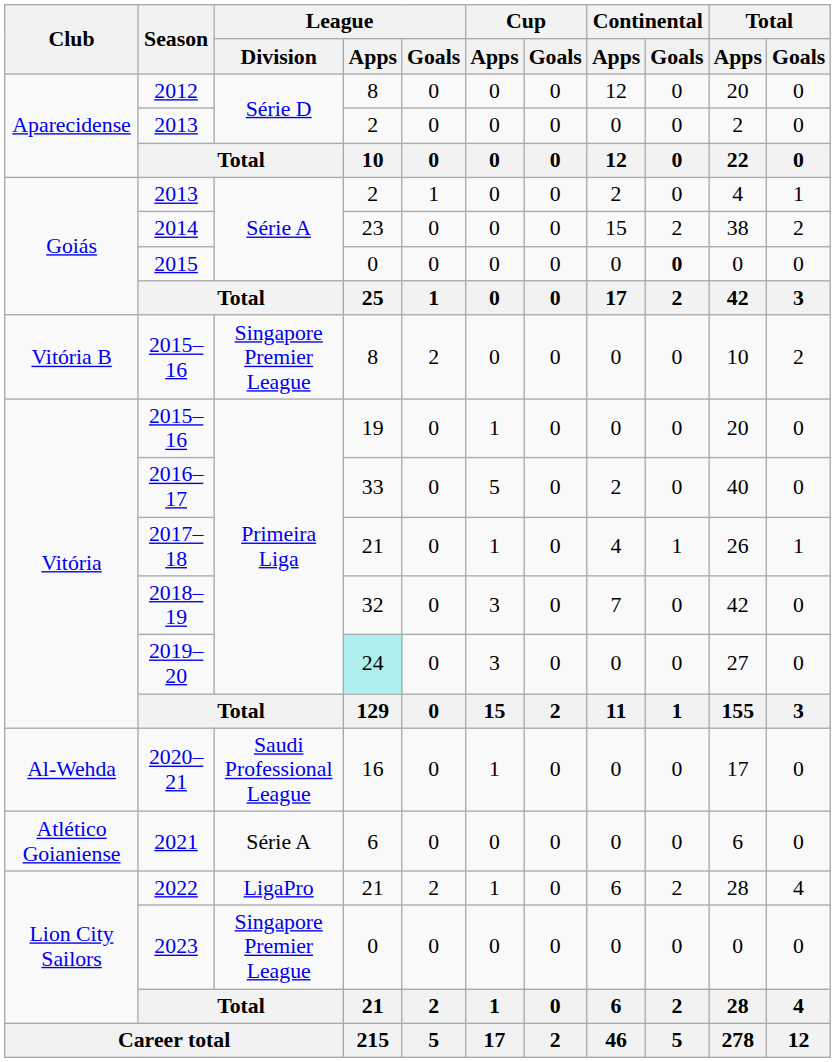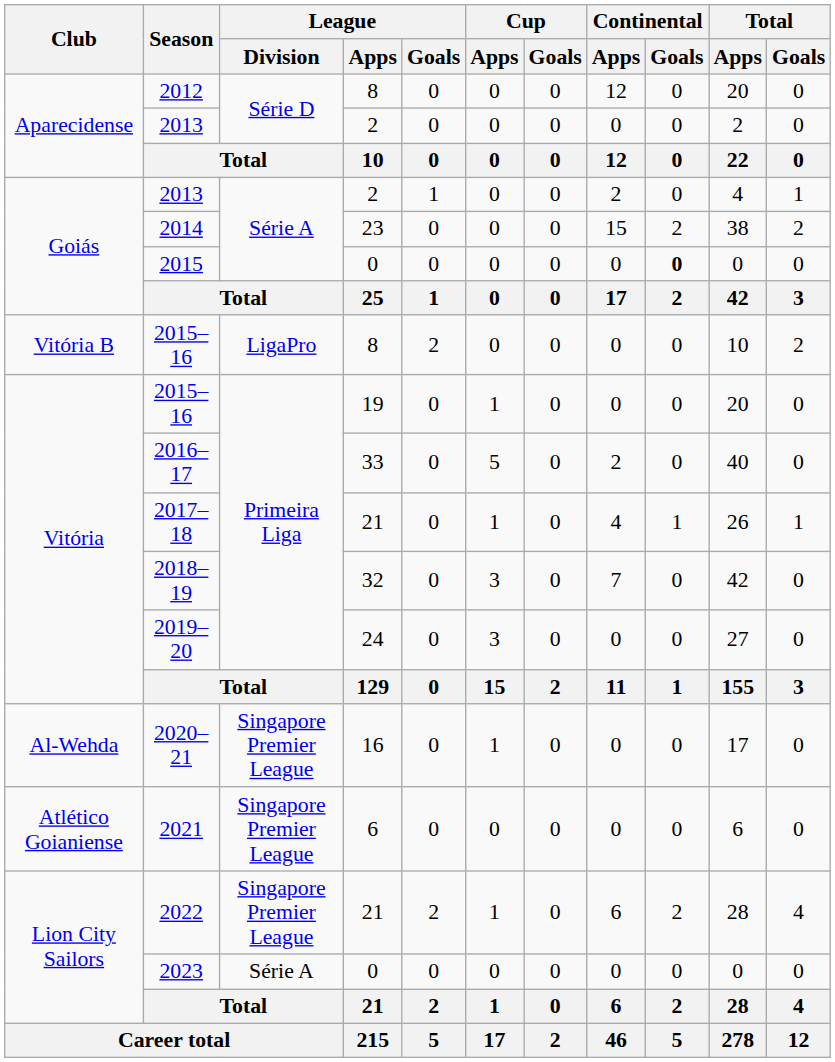(279, 356) Singapore Premier League -> (281, 344) LigaPro
(373, 664) paleturquoise background -> (373, 639) no background
(279, 769) Saudi Professional League -> (281, 745) Singapore Premier League
(279, 840) Série A -> (281, 828) Singapore Premier League
(279, 887) LigaPro -> (281, 912) Singapore Premier League
(279, 946) Singapore Premier League -> (281, 971) Série A
